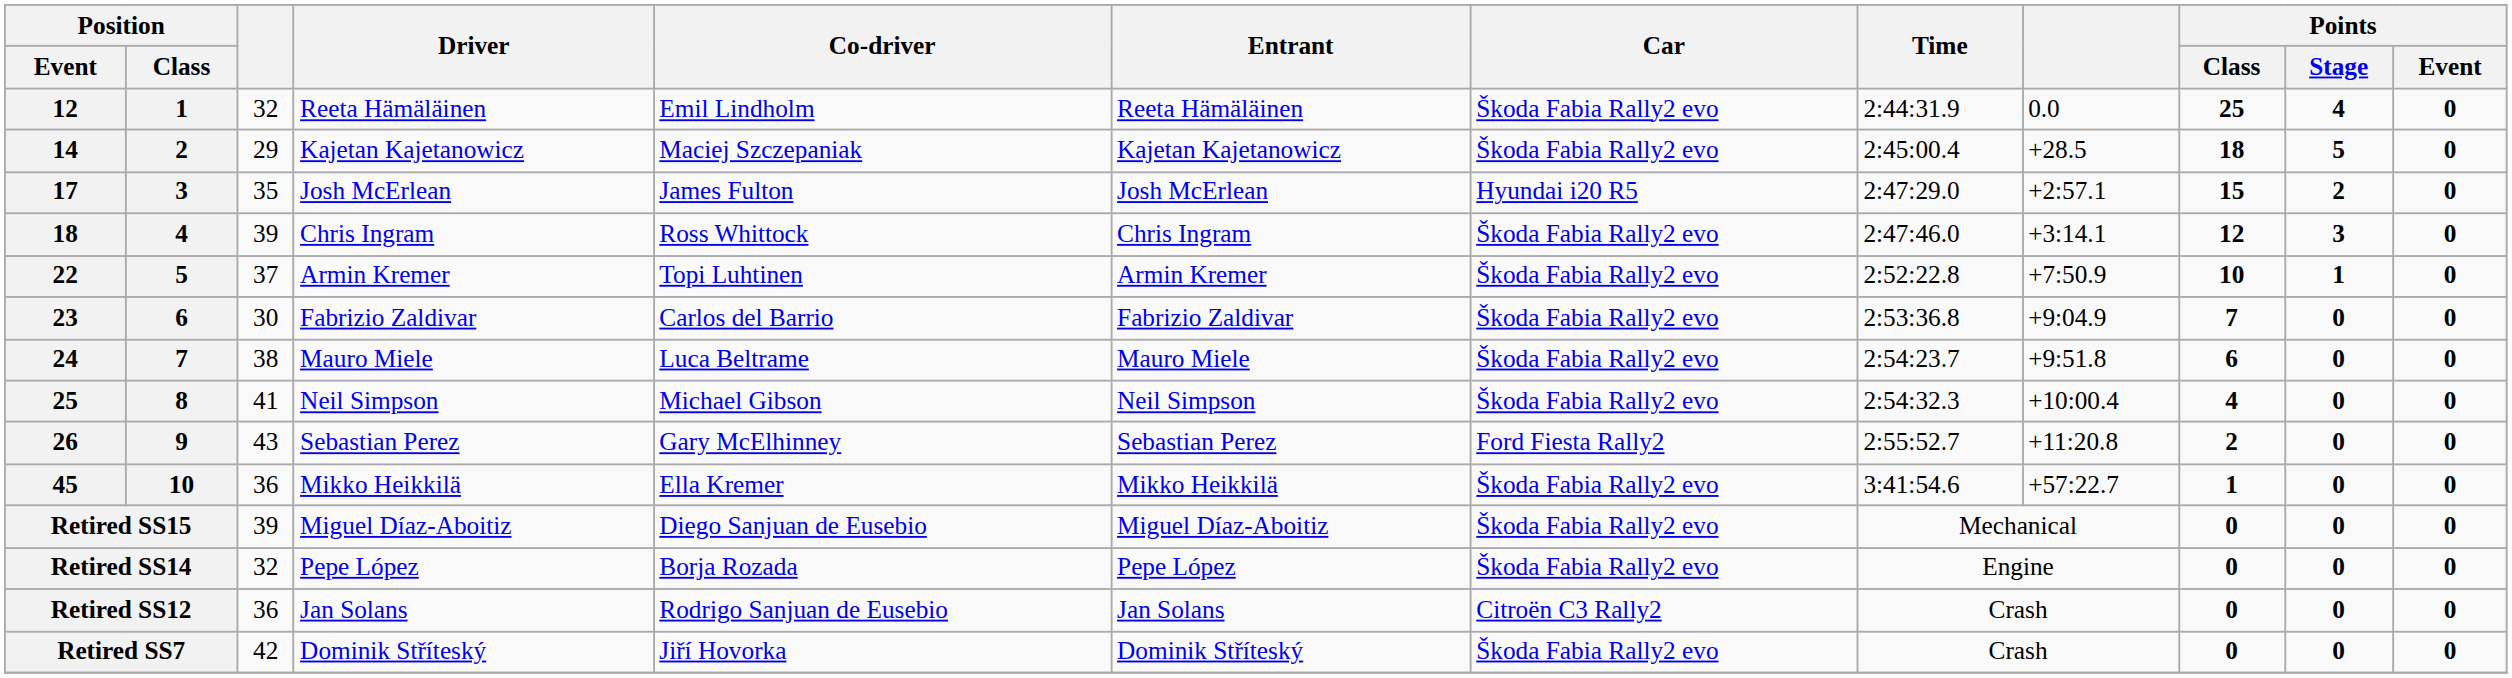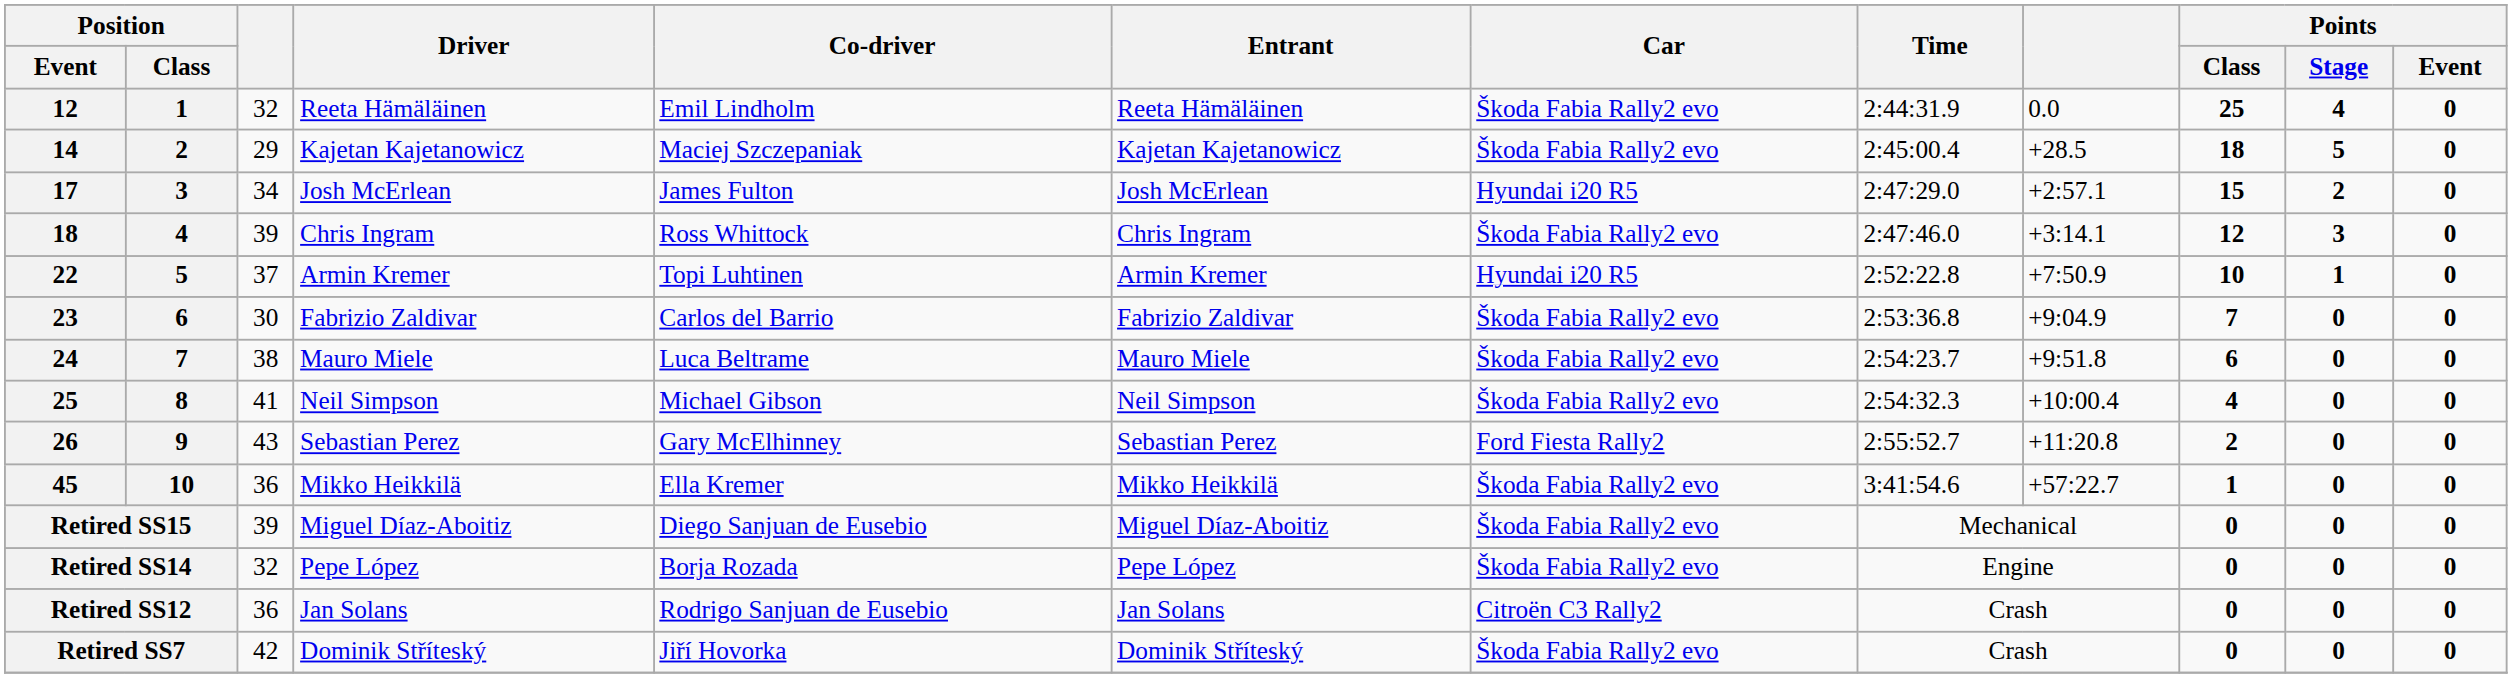(266, 191) 35 -> (266, 191) 34
(1597, 275) Škoda Fabia Rally2 evo -> (1557, 275) Hyundai i20 R5
